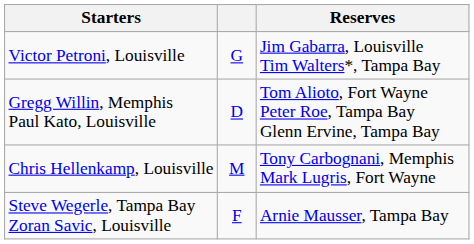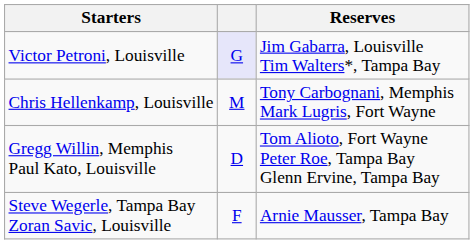(237, 55) no background -> (237, 55) lavender background
rows swapped: (91, 111) <-> (111, 168)
